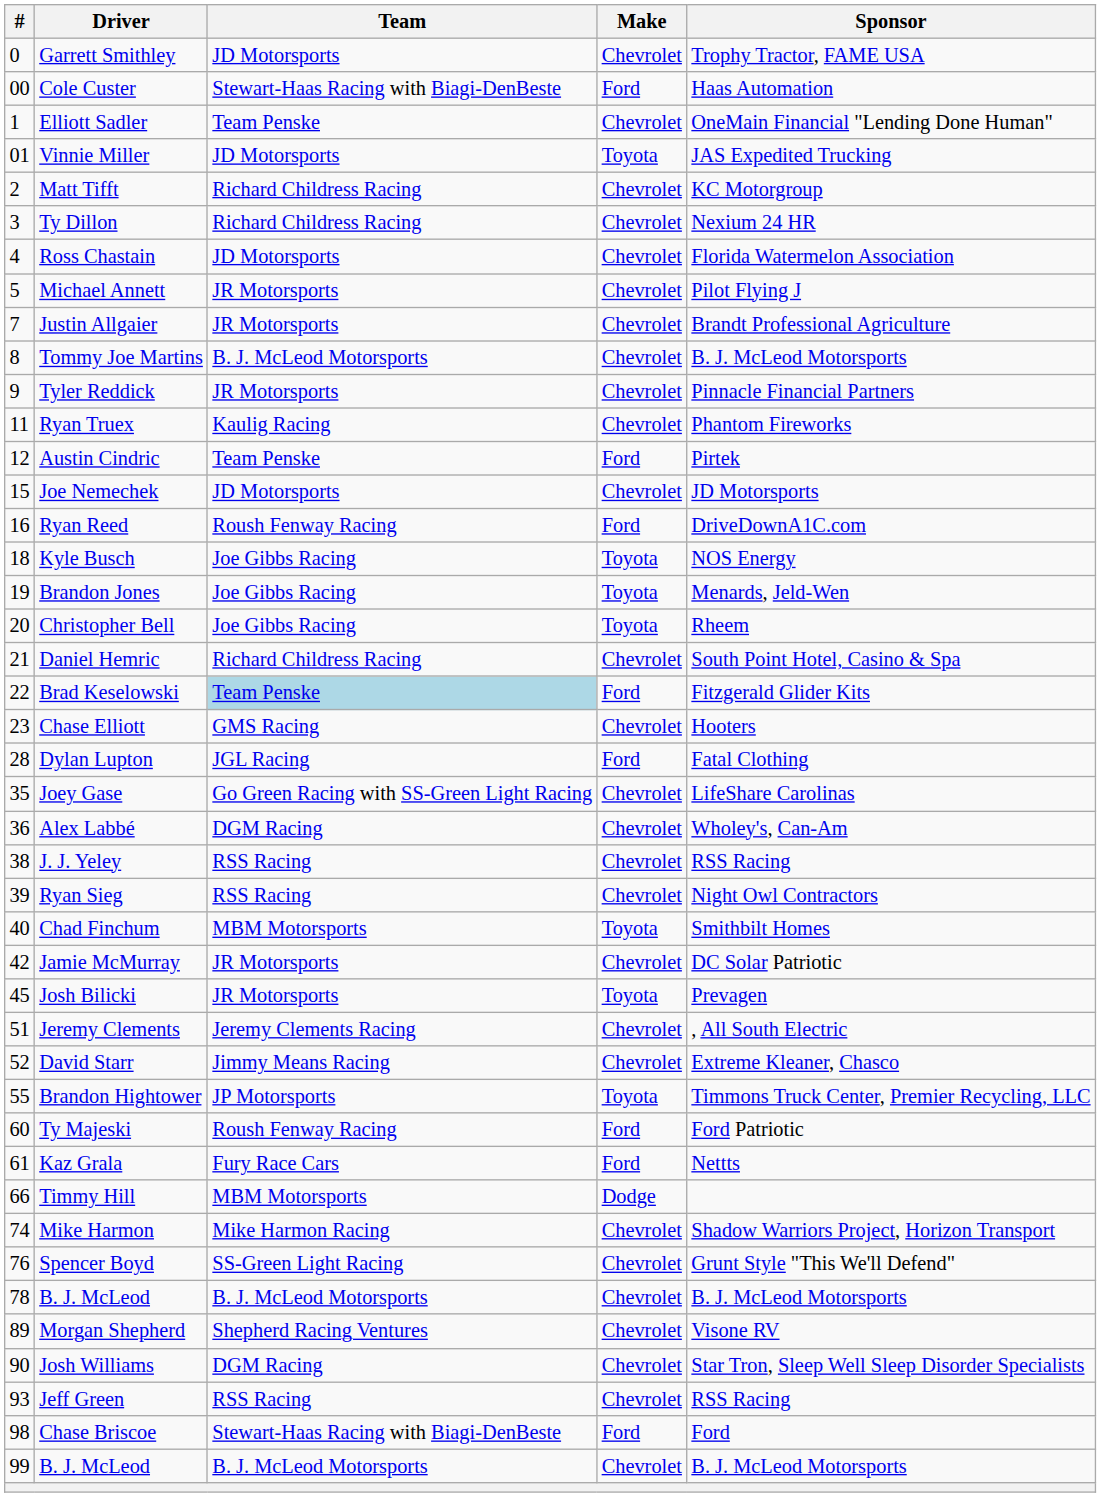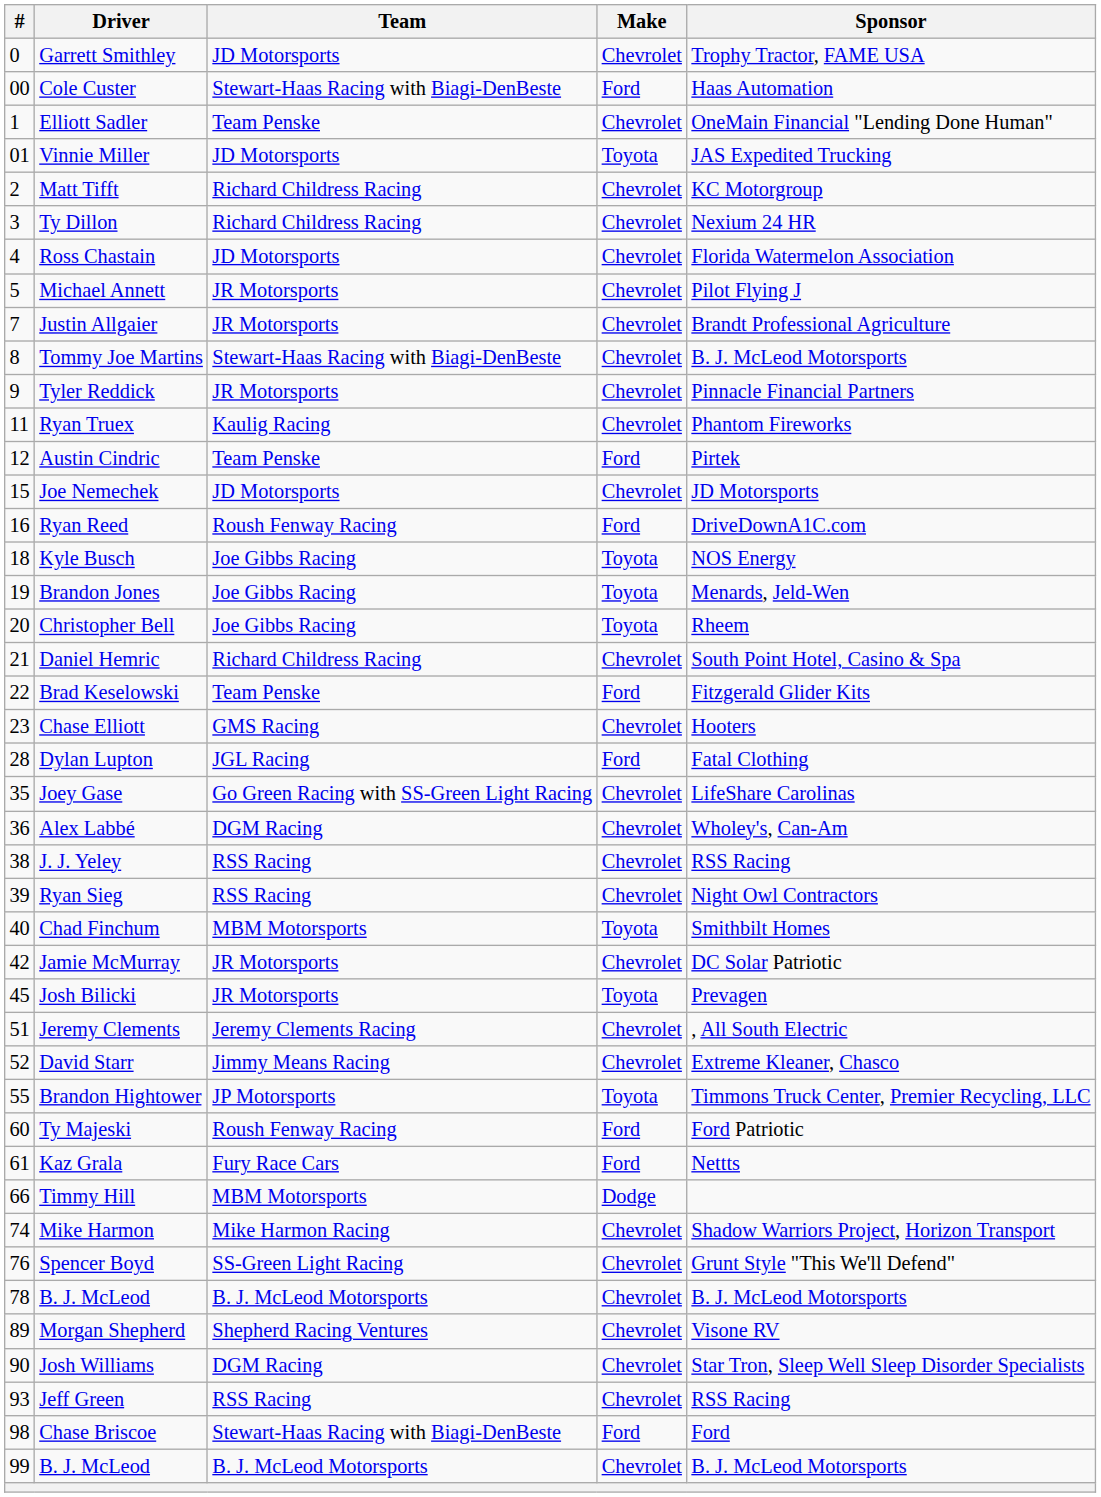(320, 357) B. J. McLeod Motorsports -> (387, 357) Stewart-Haas Racing with Biagi-DenBeste
(266, 693) lightblue background -> (266, 693) no background
